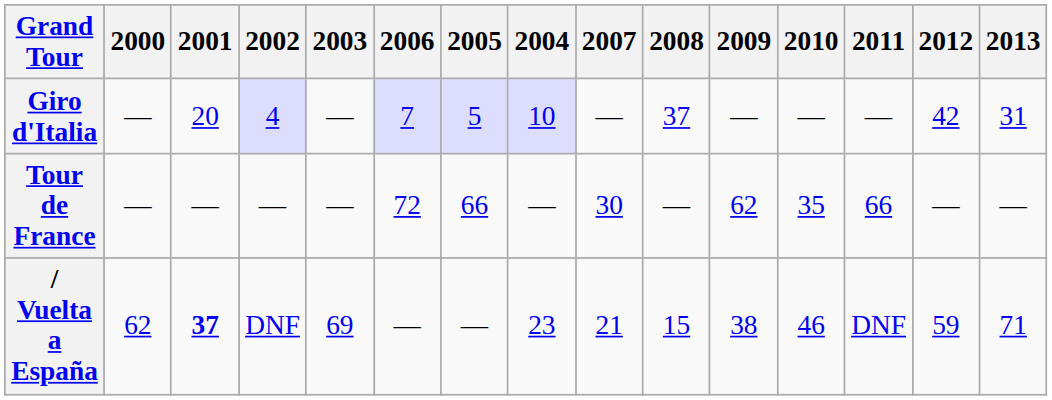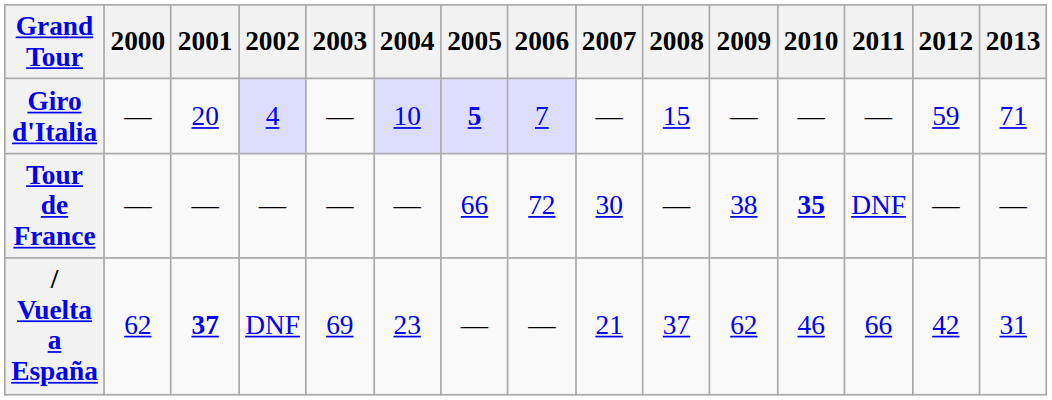columns swapped: (542, 41) <-> (407, 41)
(475, 115) normal -> (475, 115) bold
(677, 115) 37 -> (677, 115) 15
(946, 115) 42 -> (946, 115) 59
(1013, 115) 31 -> (1013, 115) 71
(744, 205) 62 -> (744, 205) 38
(811, 205) normal -> (811, 205) bold
(879, 205) 66 -> (879, 205) DNF
(677, 325) 15 -> (677, 325) 37
(744, 325) 38 -> (744, 325) 62
(879, 325) DNF -> (879, 325) 66
(946, 325) 59 -> (946, 325) 42
(1013, 325) 71 -> (1013, 325) 31
